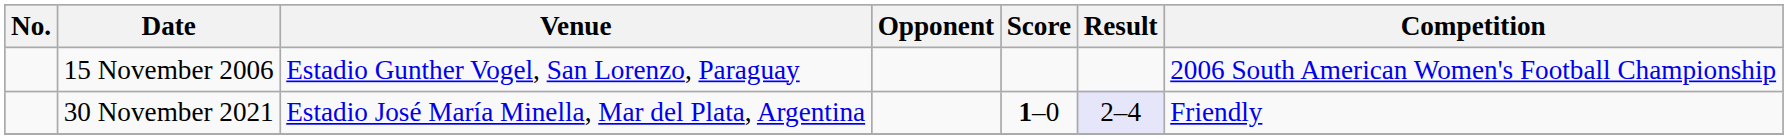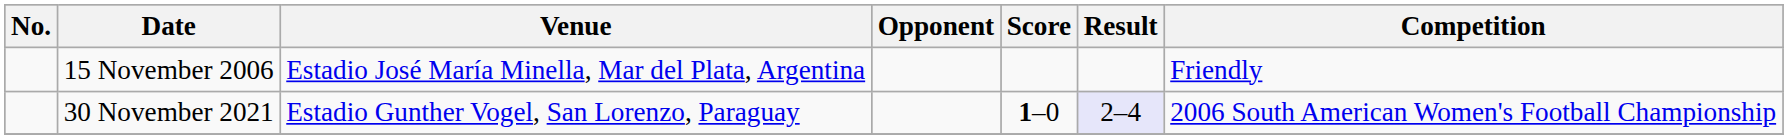(543, 69) Estadio Gunther Vogel, San Lorenzo, Paraguay -> (576, 69) Estadio José María Minella, Mar del Plata, Argentina
(1473, 69) 2006 South American Women's Football Championship -> (1216, 69) Friendly
(576, 112) Estadio José María Minella, Mar del Plata, Argentina -> (543, 112) Estadio Gunther Vogel, San Lorenzo, Paraguay
(1216, 112) Friendly -> (1473, 112) 2006 South American Women's Football Championship
